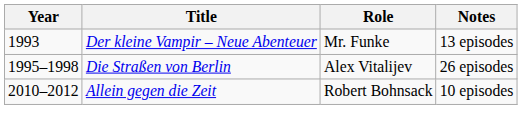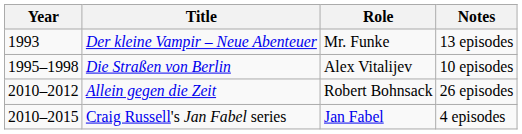(477, 66) 26 episodes -> (477, 66) 10 episodes
(477, 91) 10 episodes -> (477, 91) 26 episodes
+ row: (186, 116)
